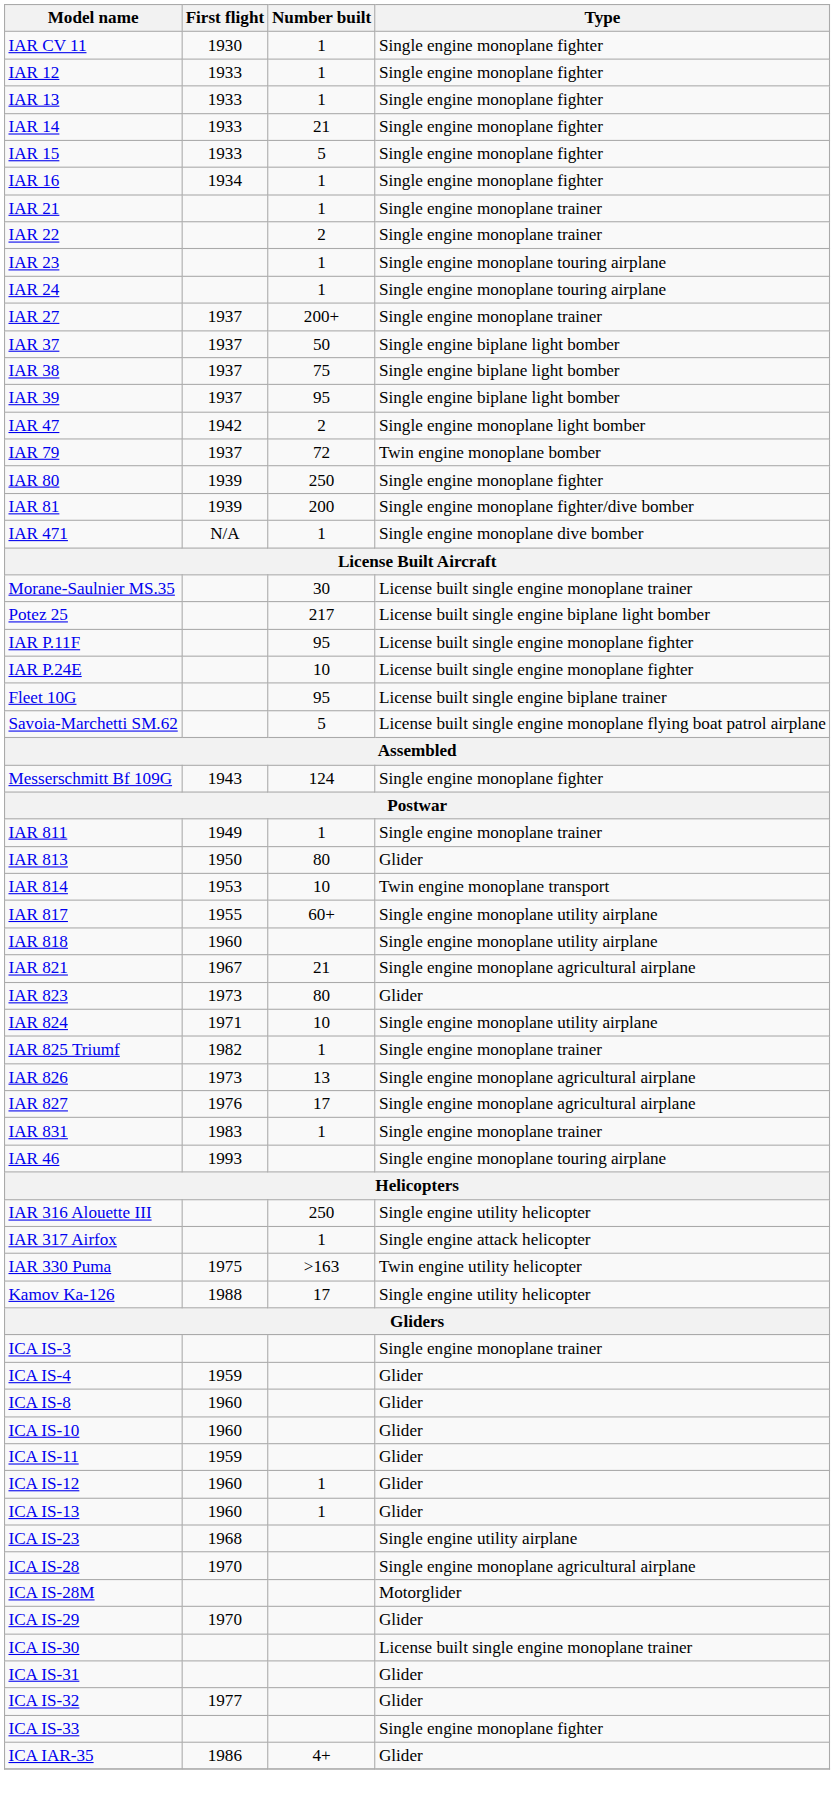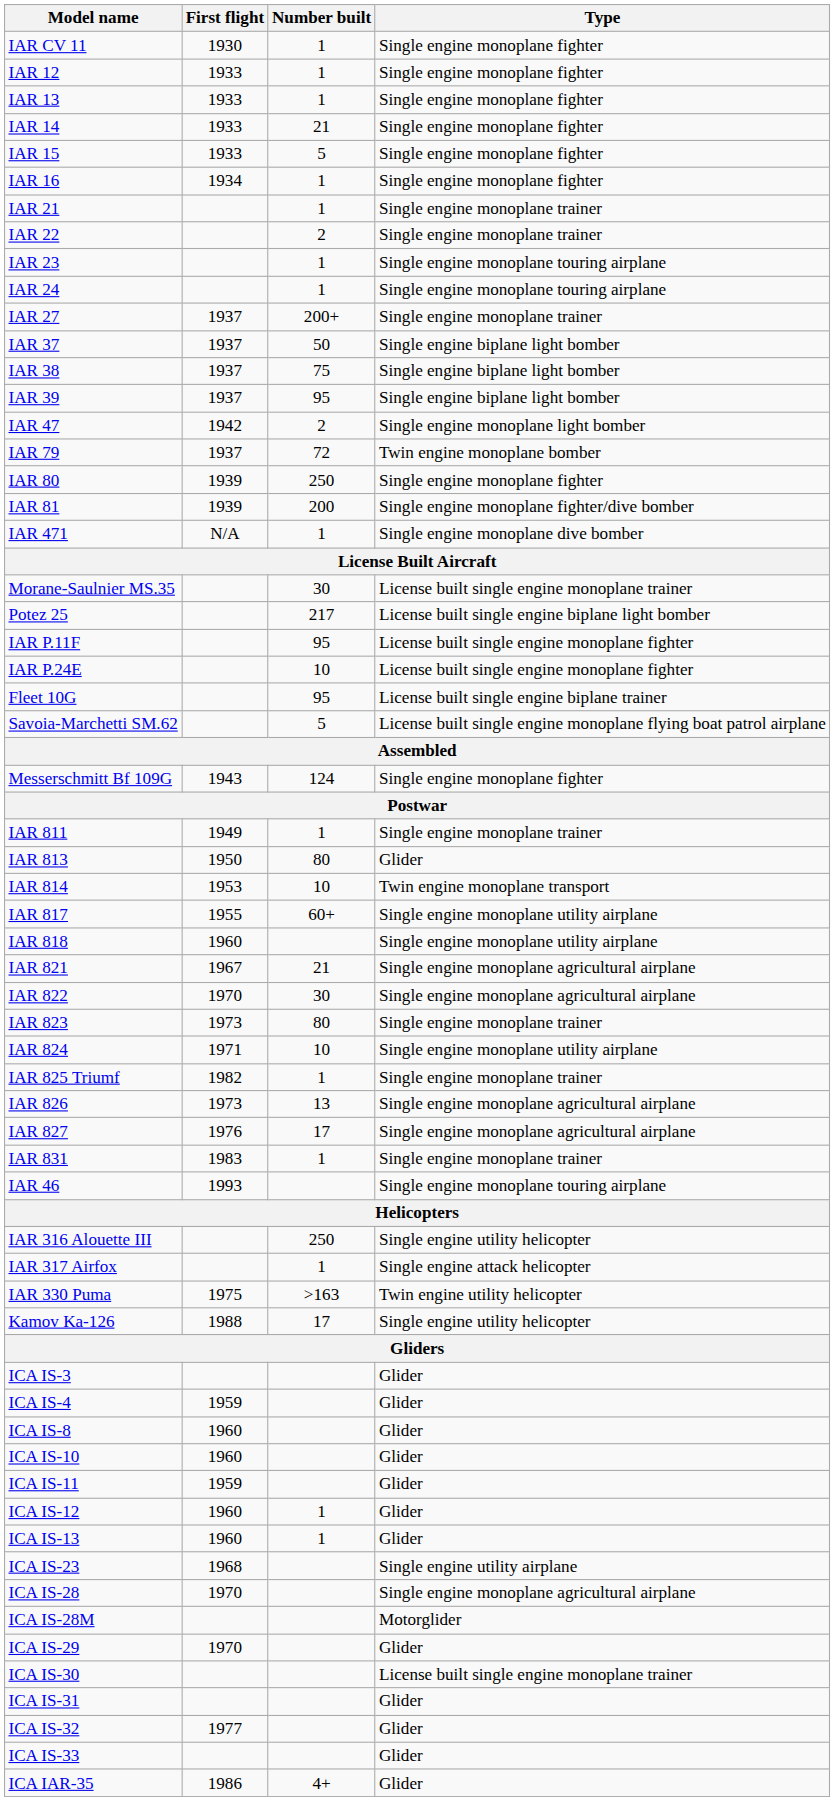+ row: (38, 995)
(401, 995) Glider -> (490, 1022) Single engine monoplane trainer
(490, 1348) Single engine monoplane trainer -> (401, 1375) Glider
(491, 1728) Single engine monoplane fighter -> (401, 1755) Glider
